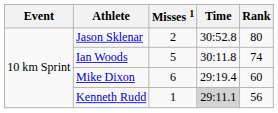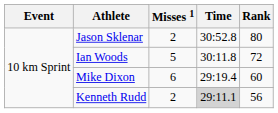(256, 57) 74 -> (256, 57) 72
(173, 97) 1 -> (173, 97) 2
